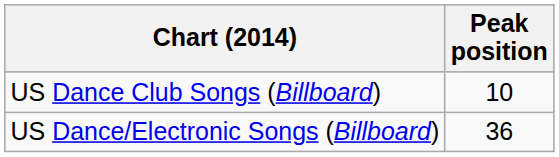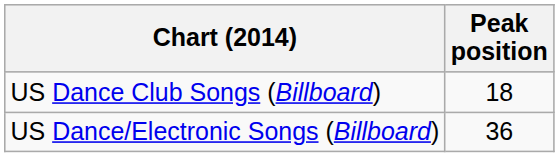(499, 91) 10 -> (499, 91) 18
